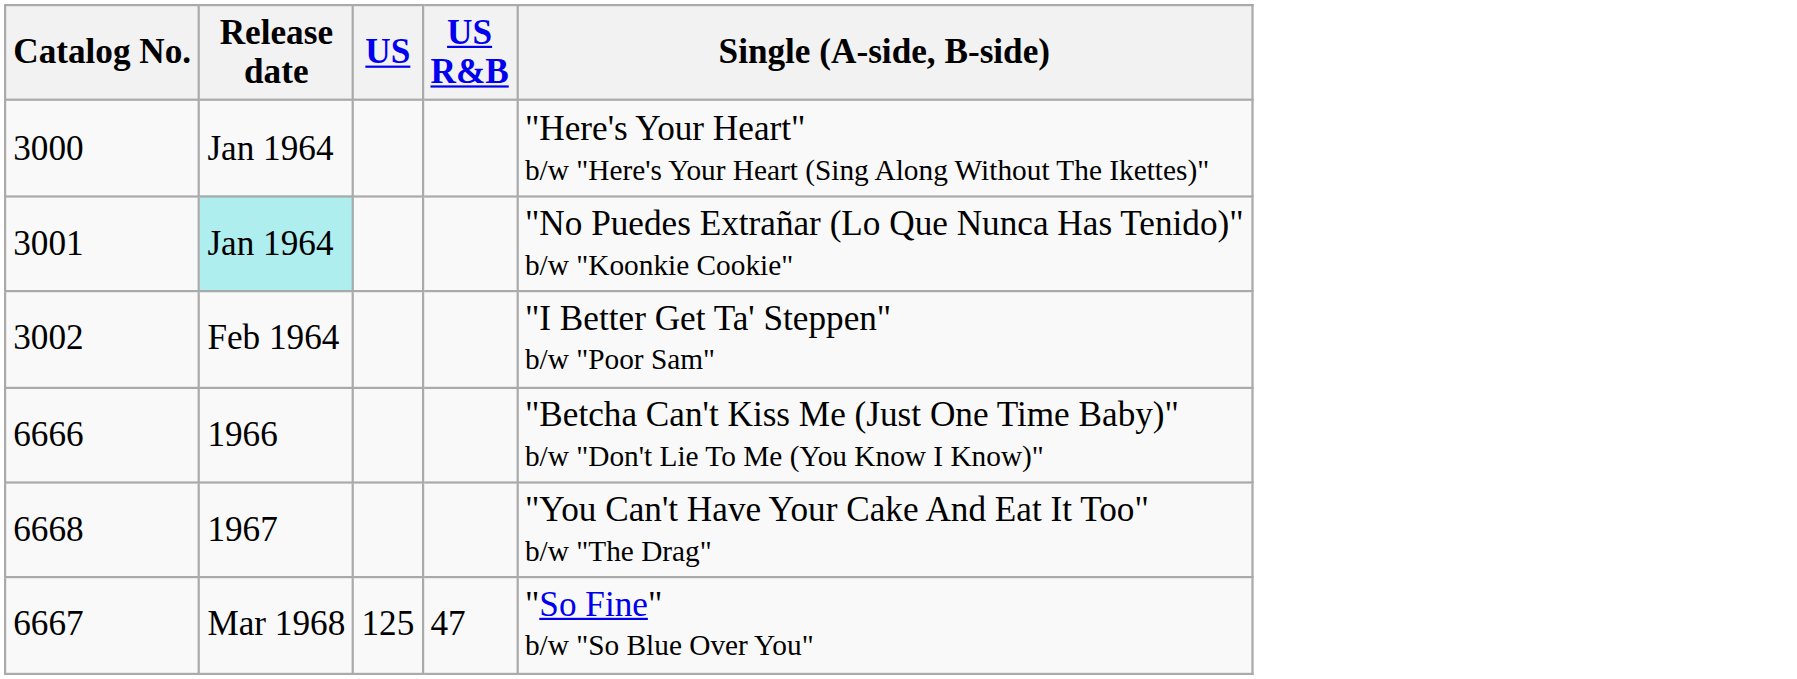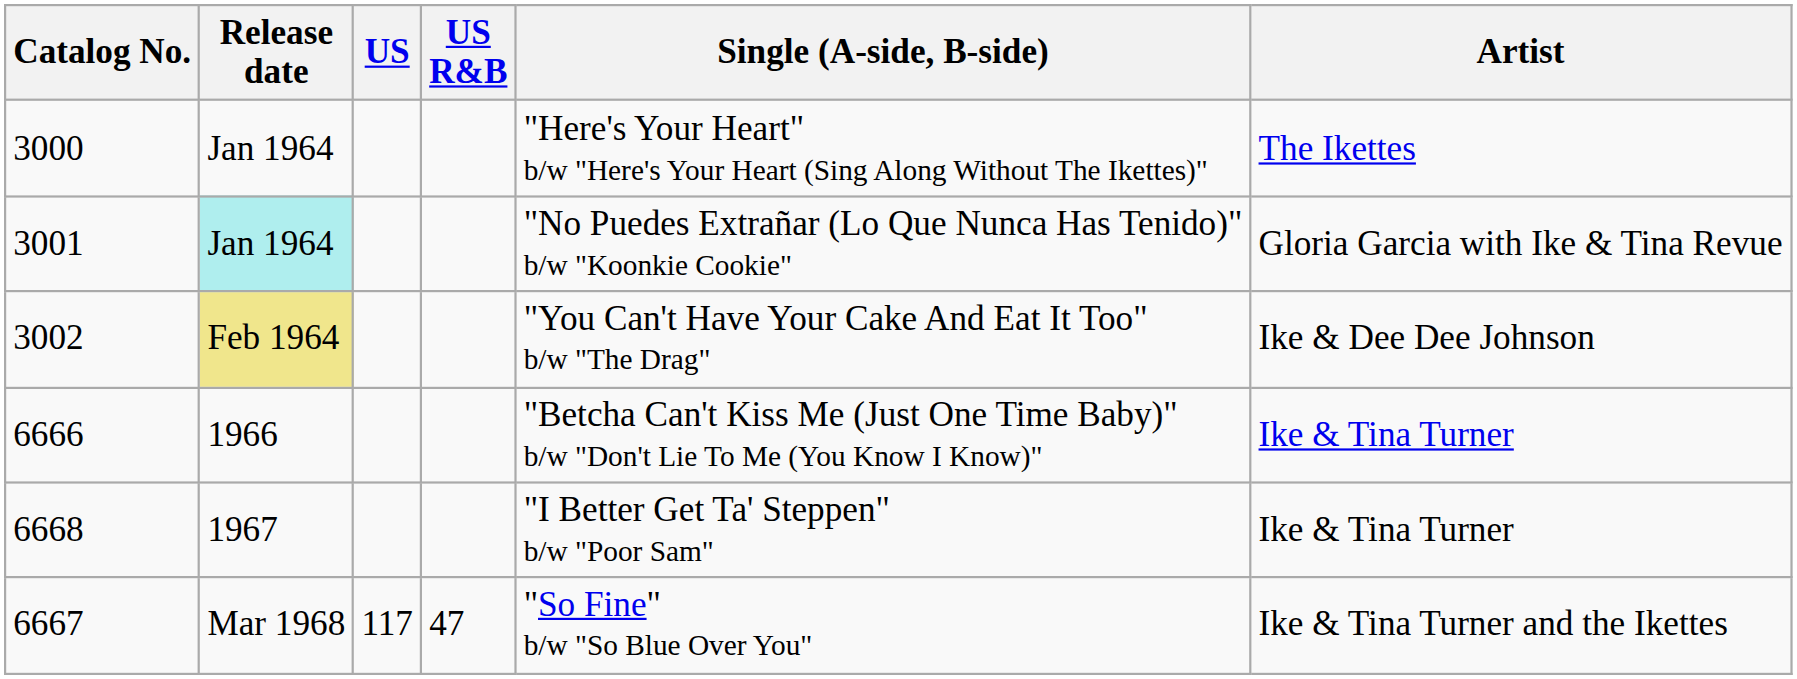+ column: (1521, 52)
(273, 338) no background -> (273, 338) khaki background
(708, 338) "I Better Get Ta' Steppen" b/w "Poor Sam" -> (836, 338) "You Can't Have Your Cake And Eat It Too" b/w "The Drag"
(837, 529) "You Can't Have Your Cake And Eat It Too" b/w "The Drag" -> (707, 529) "I Better Get Ta' Steppen" b/w "Poor Sam"
(388, 624) 125 -> (387, 624) 117
